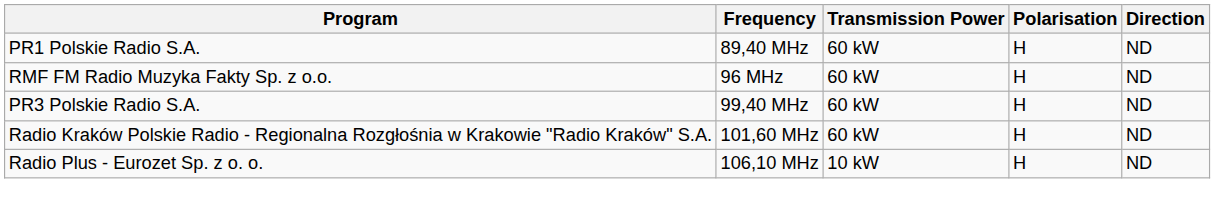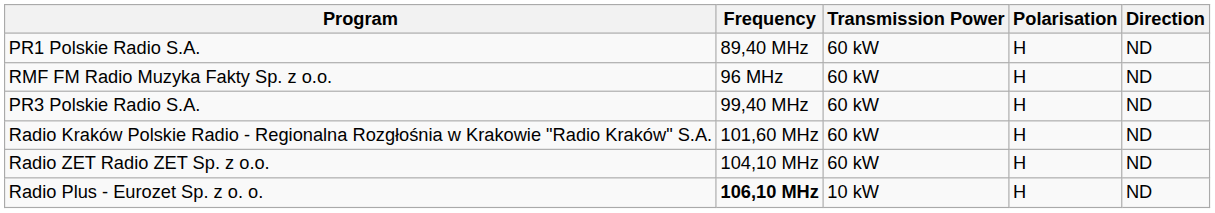+ row: (139, 163)
(770, 163) normal -> (770, 192) bold
